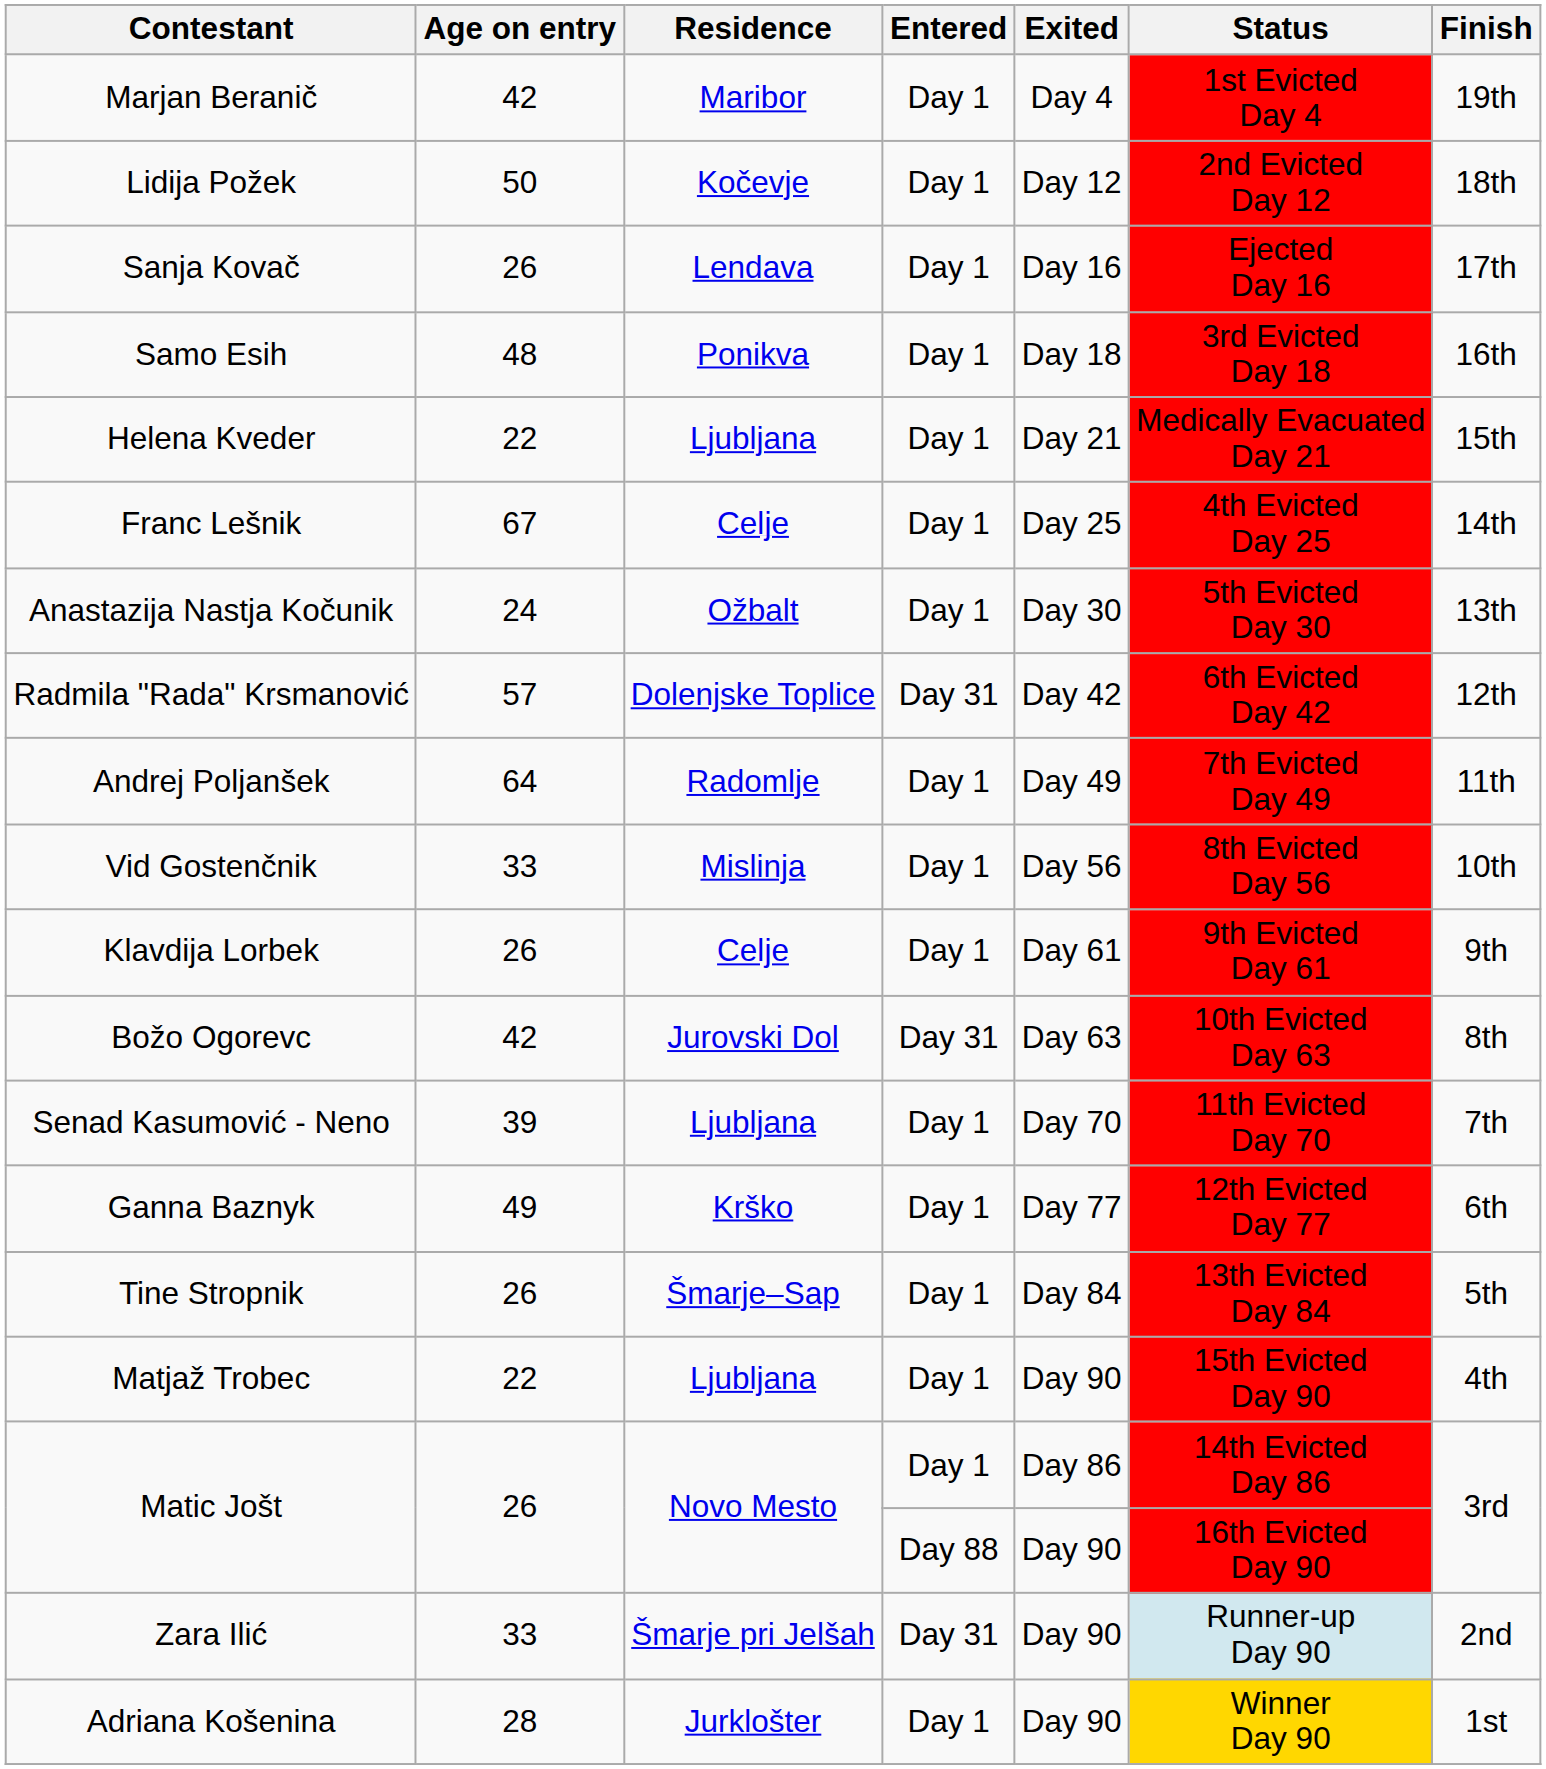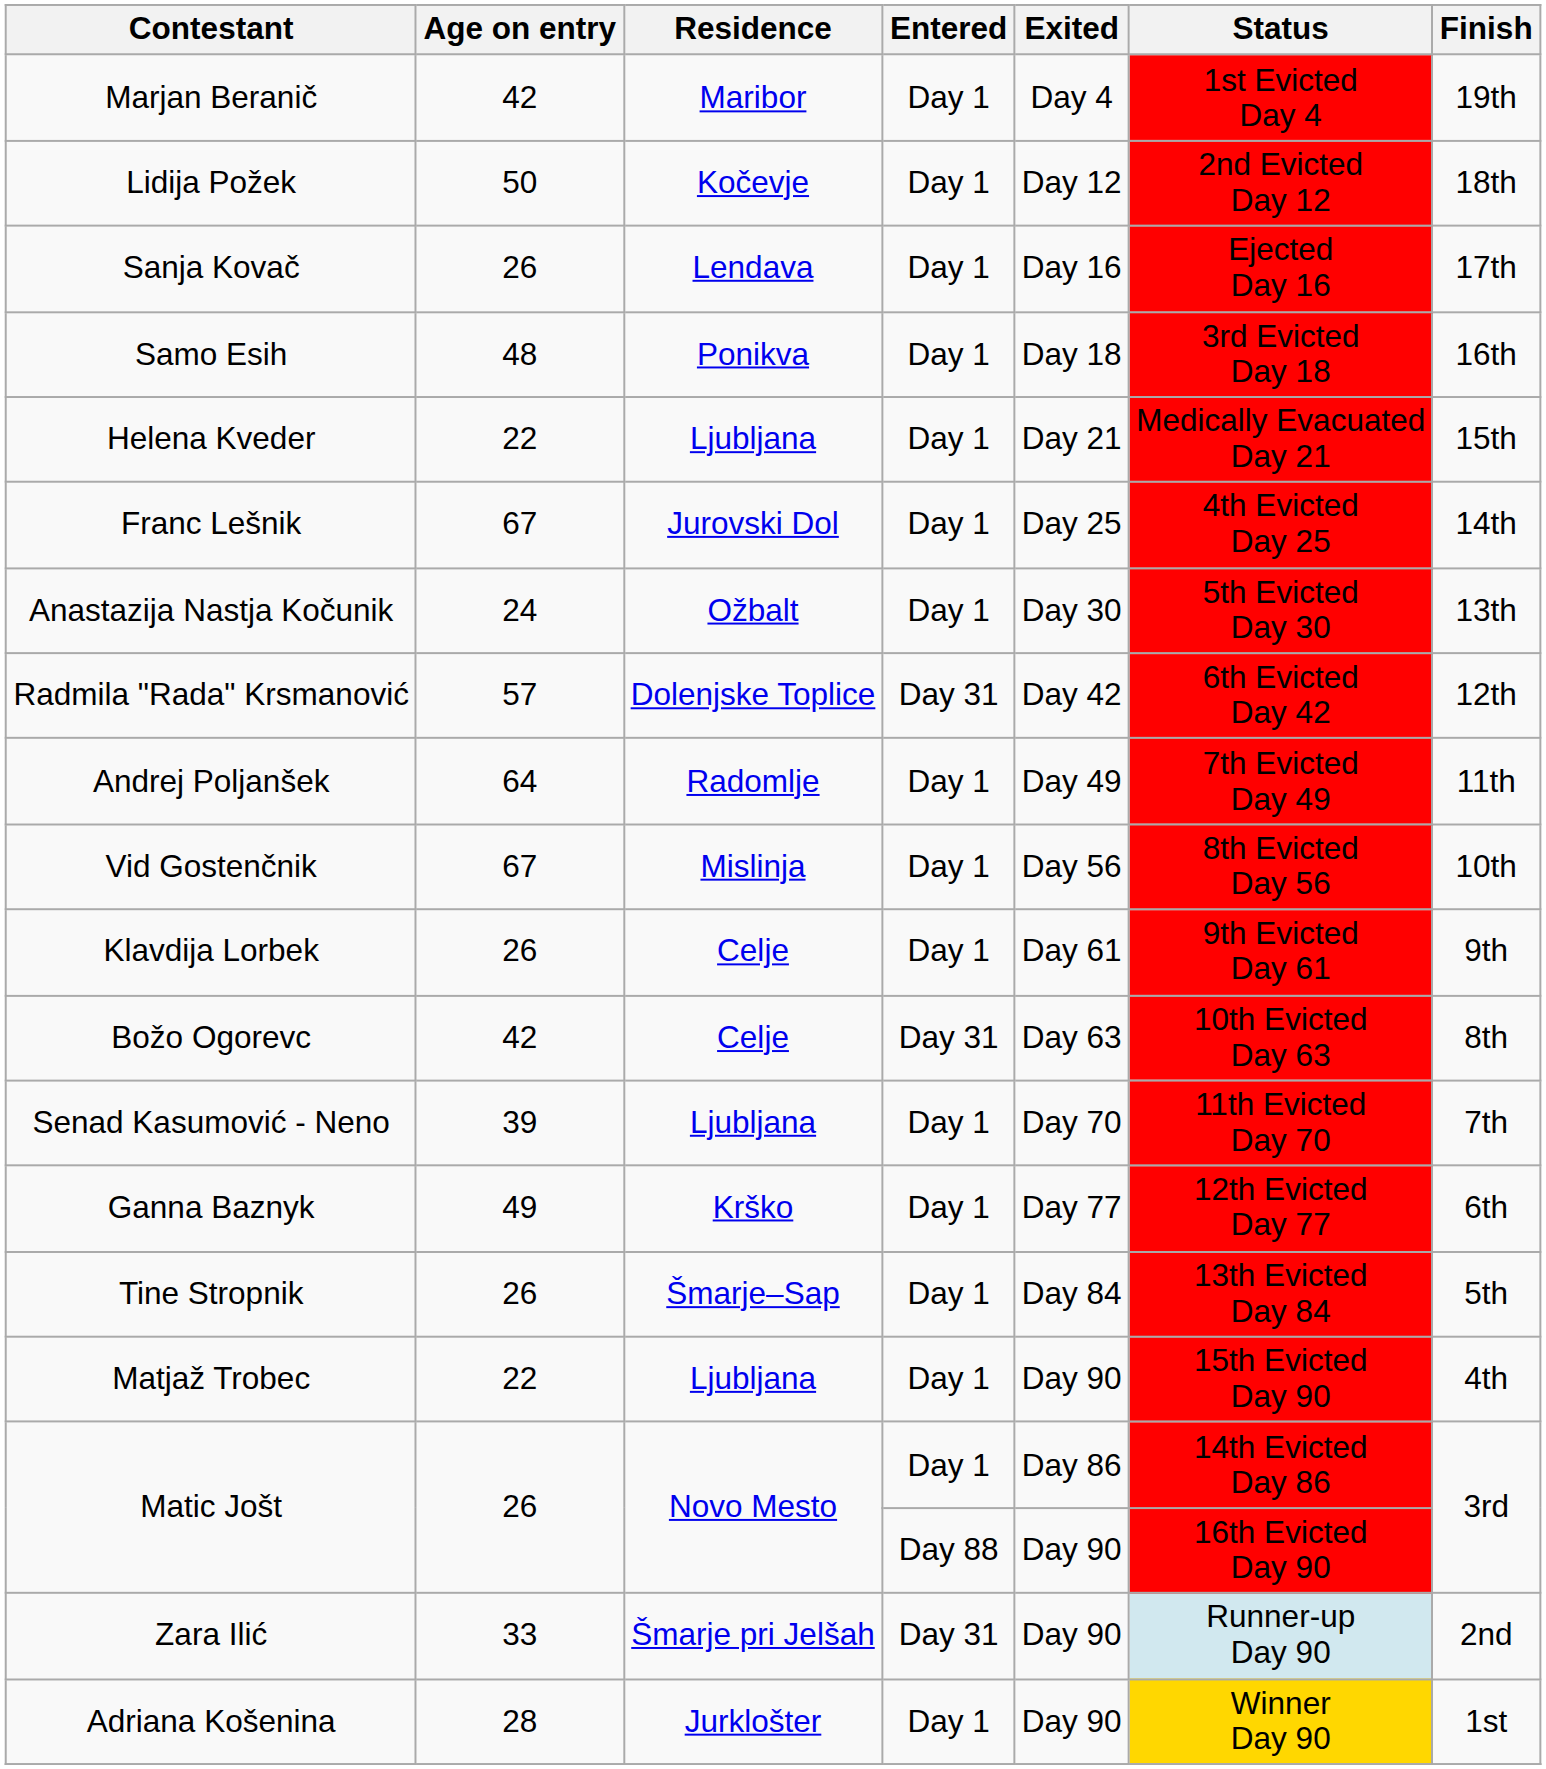(753, 524) Celje -> (753, 524) Jurovski Dol
(520, 866) 33 -> (520, 866) 67
(753, 1037) Jurovski Dol -> (753, 1037) Celje
